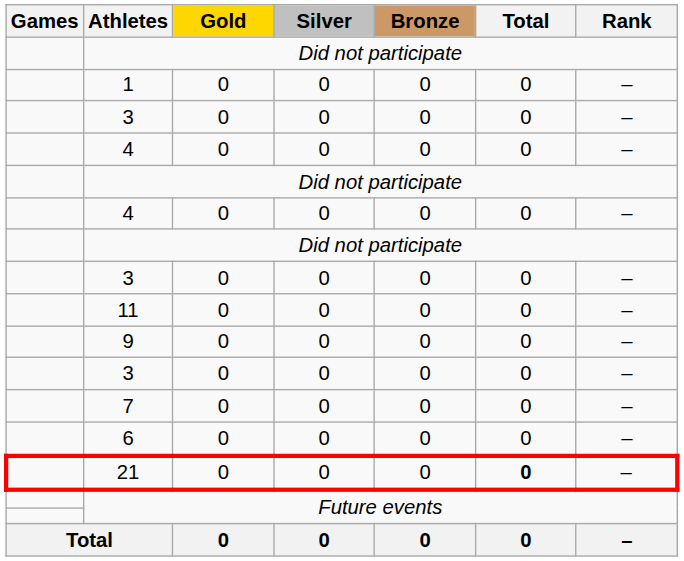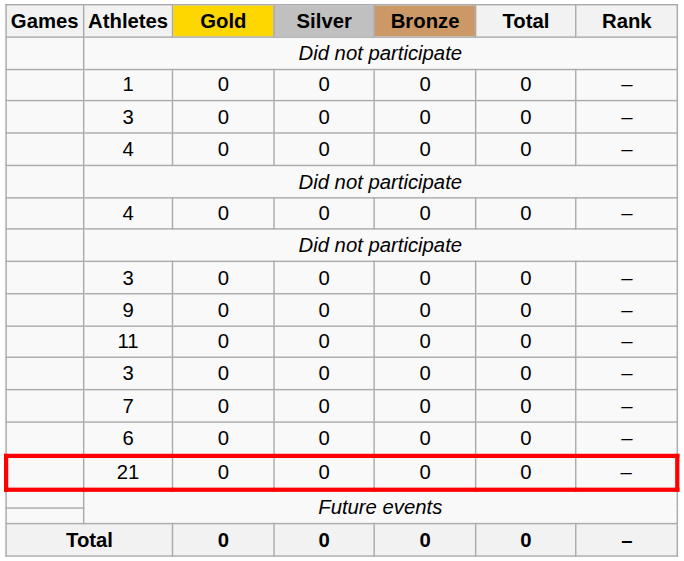rows swapped: (128, 310) <-> (128, 342)
(526, 473) bold -> (526, 473) normal
